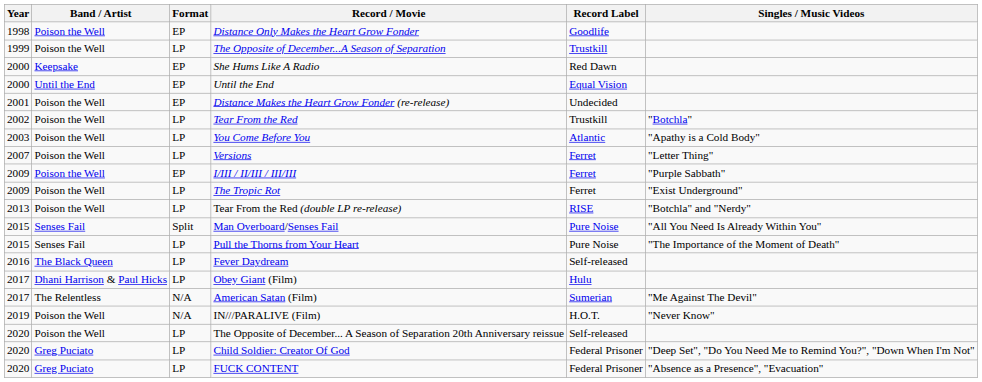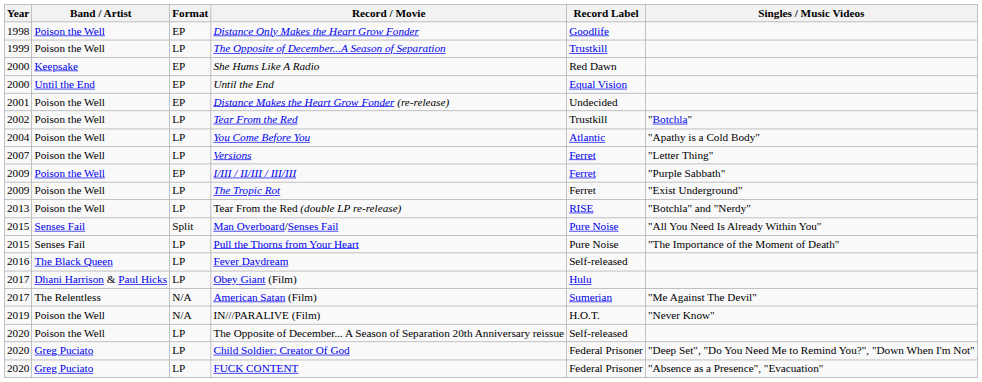(18, 137) 2003 -> (18, 137) 2004
